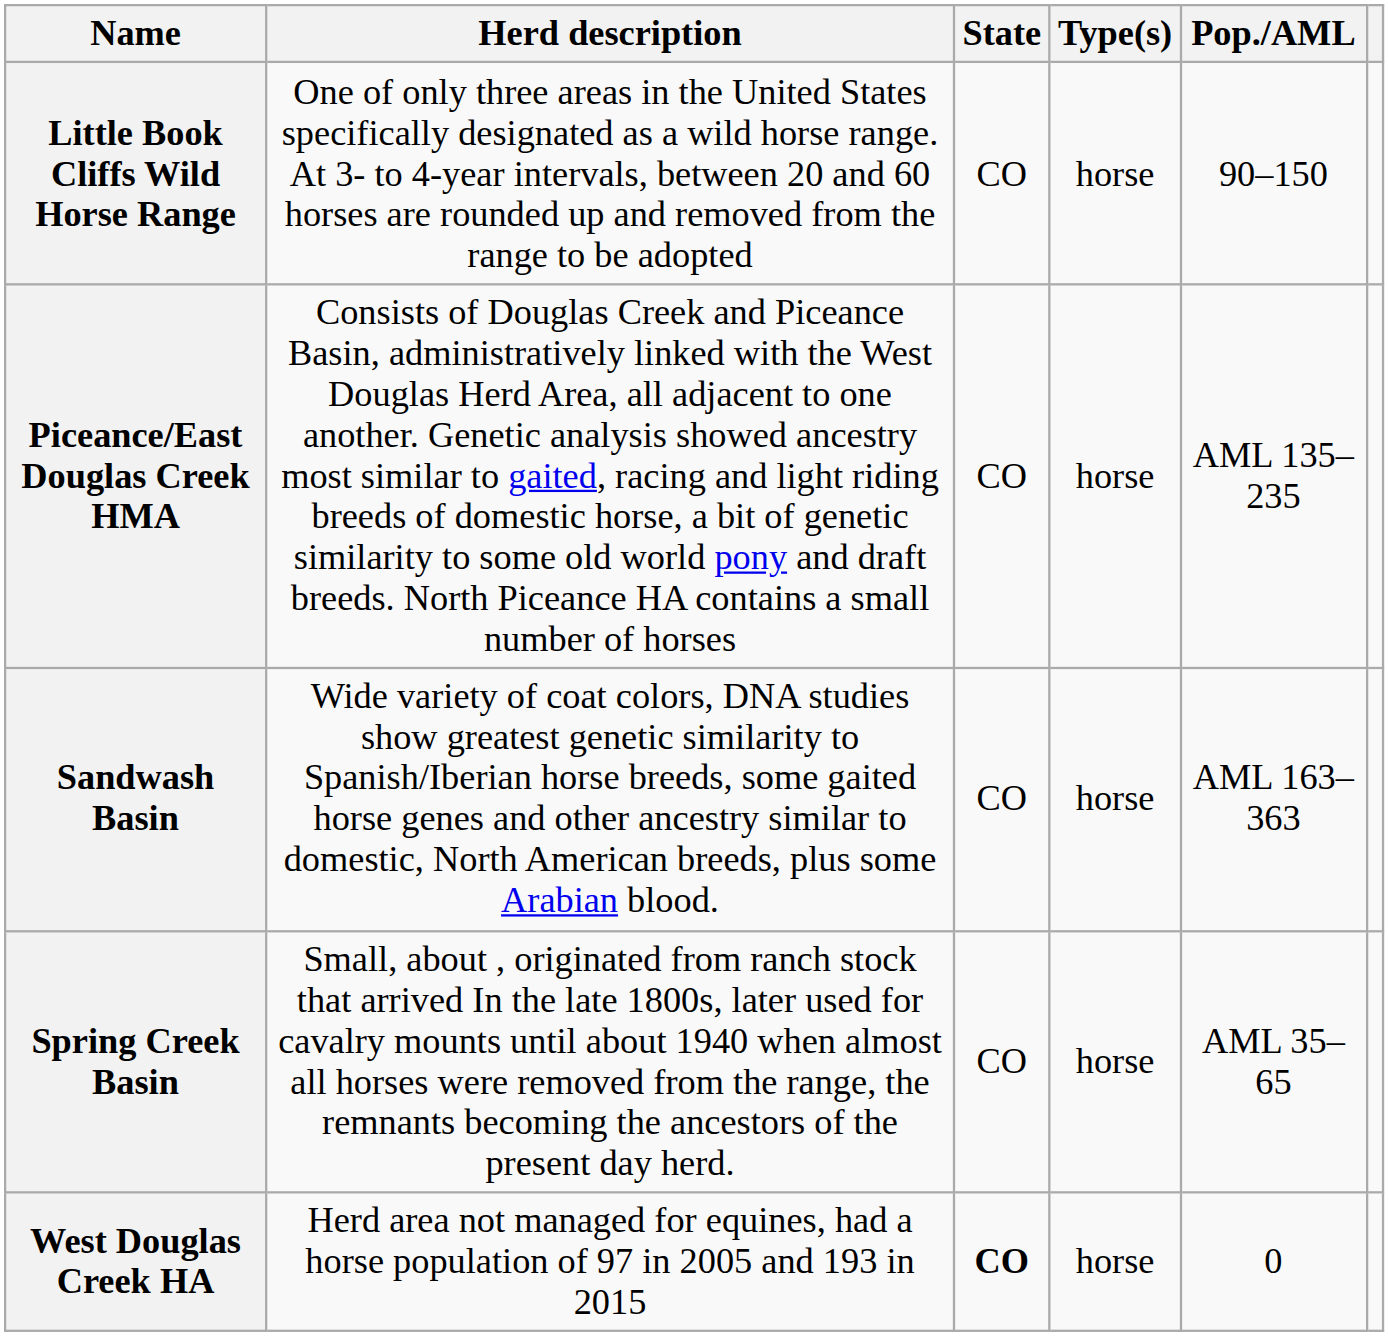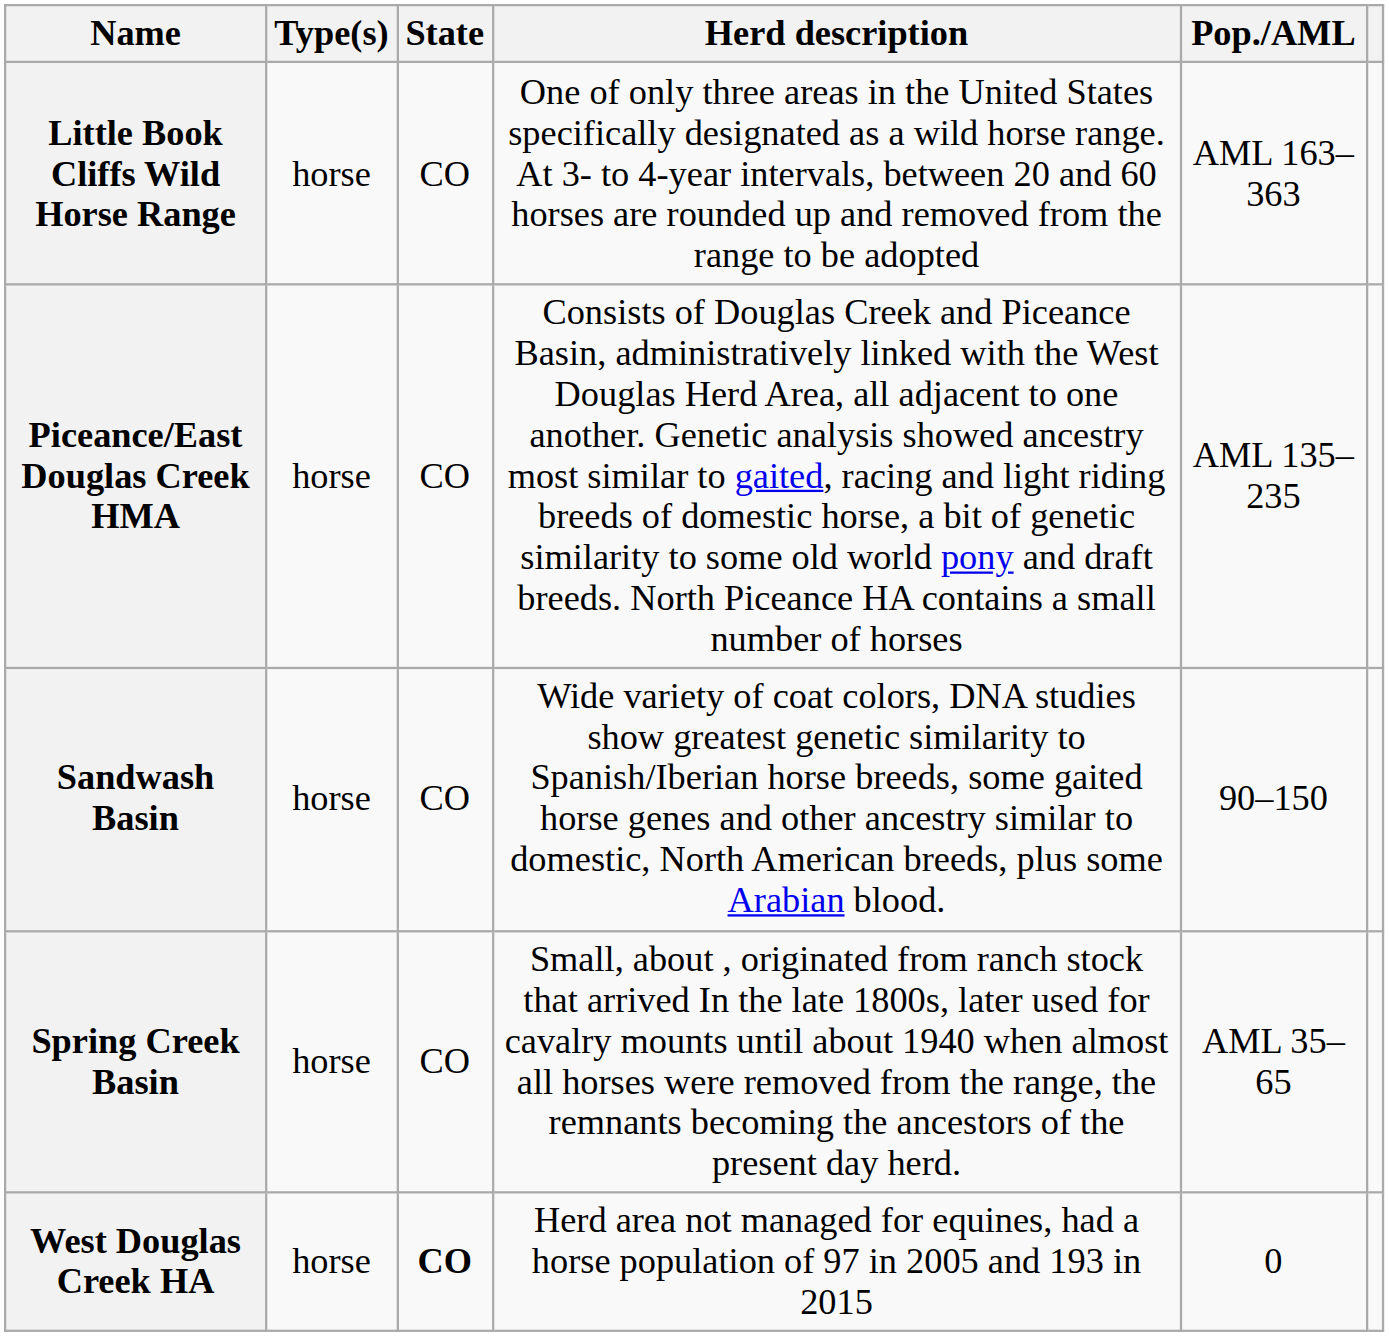columns swapped: (610, 33) <-> (1115, 33)
(1273, 172) 90–150 -> (1273, 172) AML 163–363
(1273, 798) AML 163–363 -> (1273, 798) 90–150
